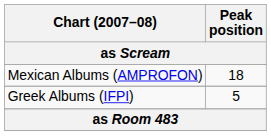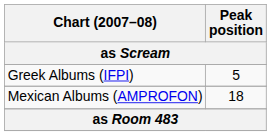rows swapped: (71, 97) <-> (105, 75)
